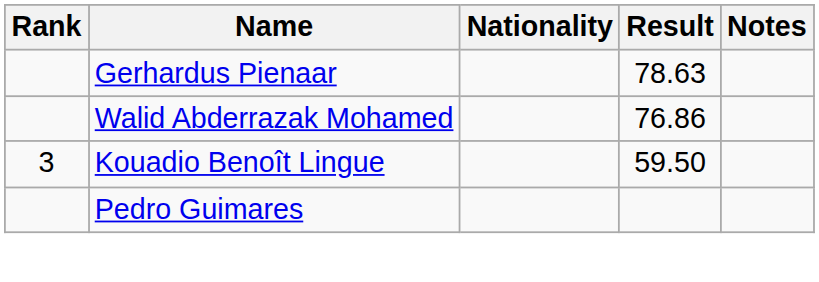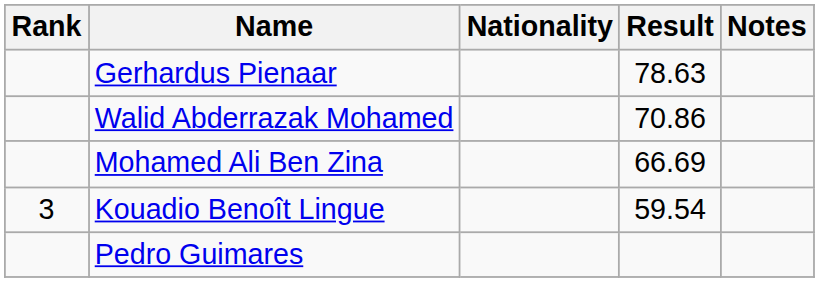(670, 118) 76.86 -> (670, 118) 70.86
+ row: (239, 163)
(670, 163) 59.50 -> (670, 208) 59.54
